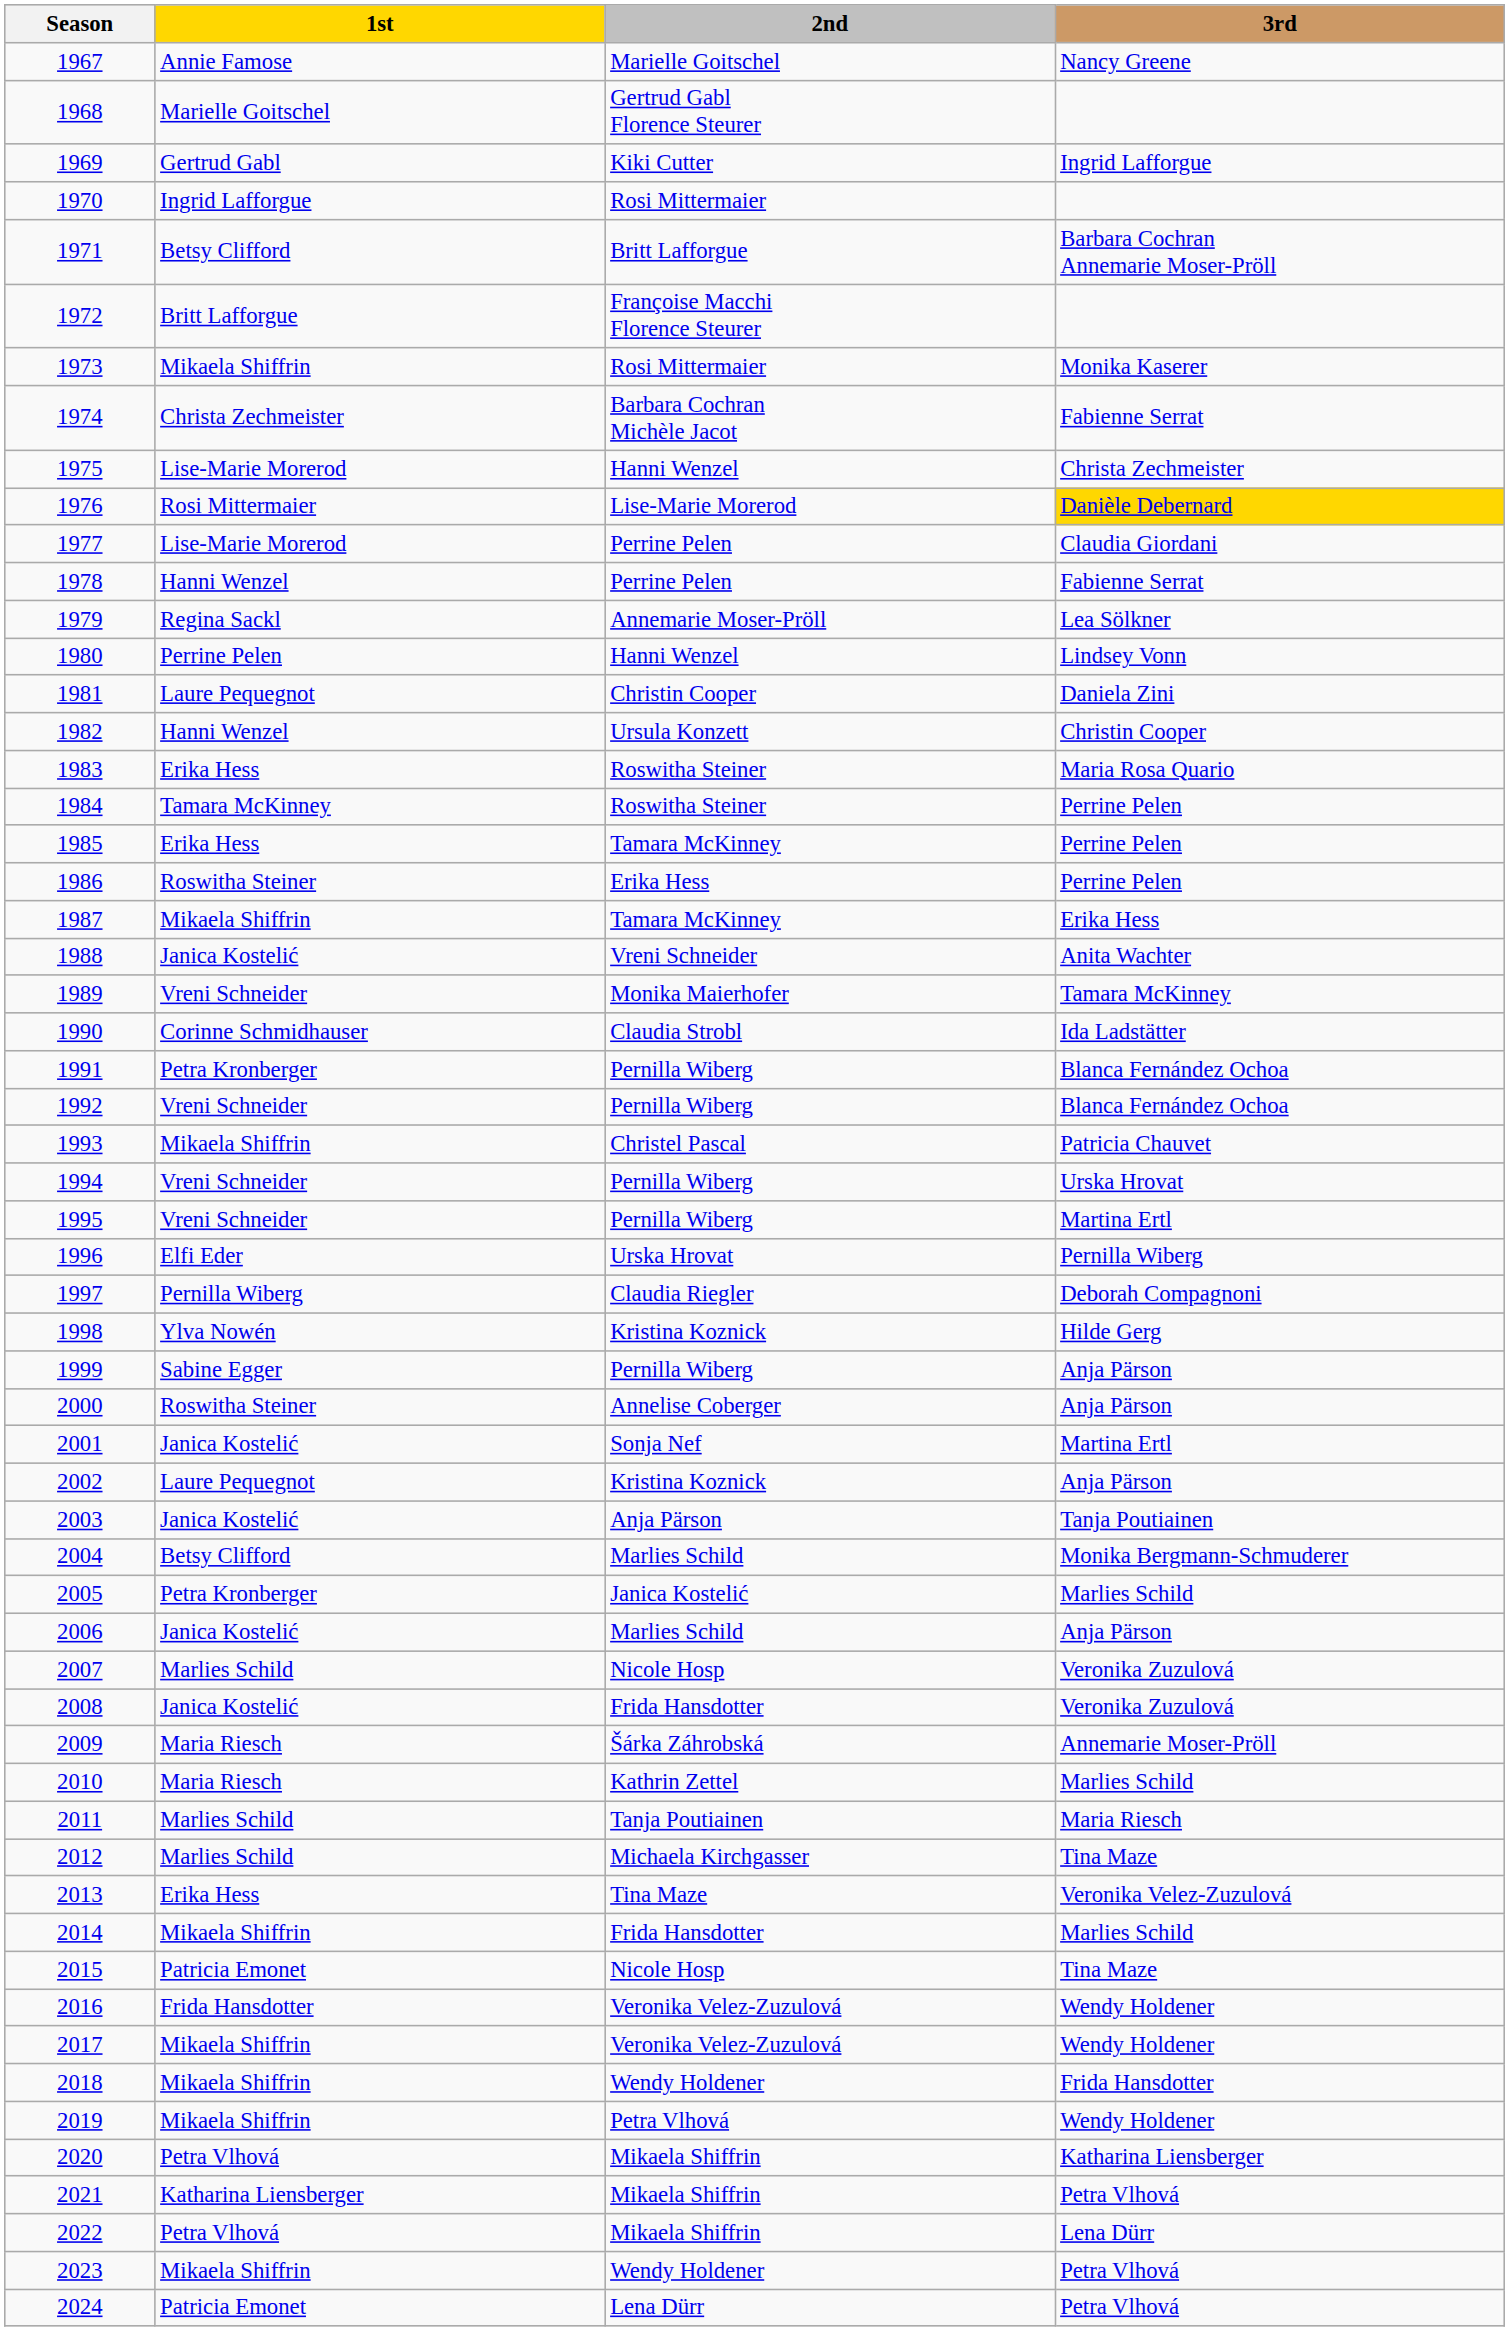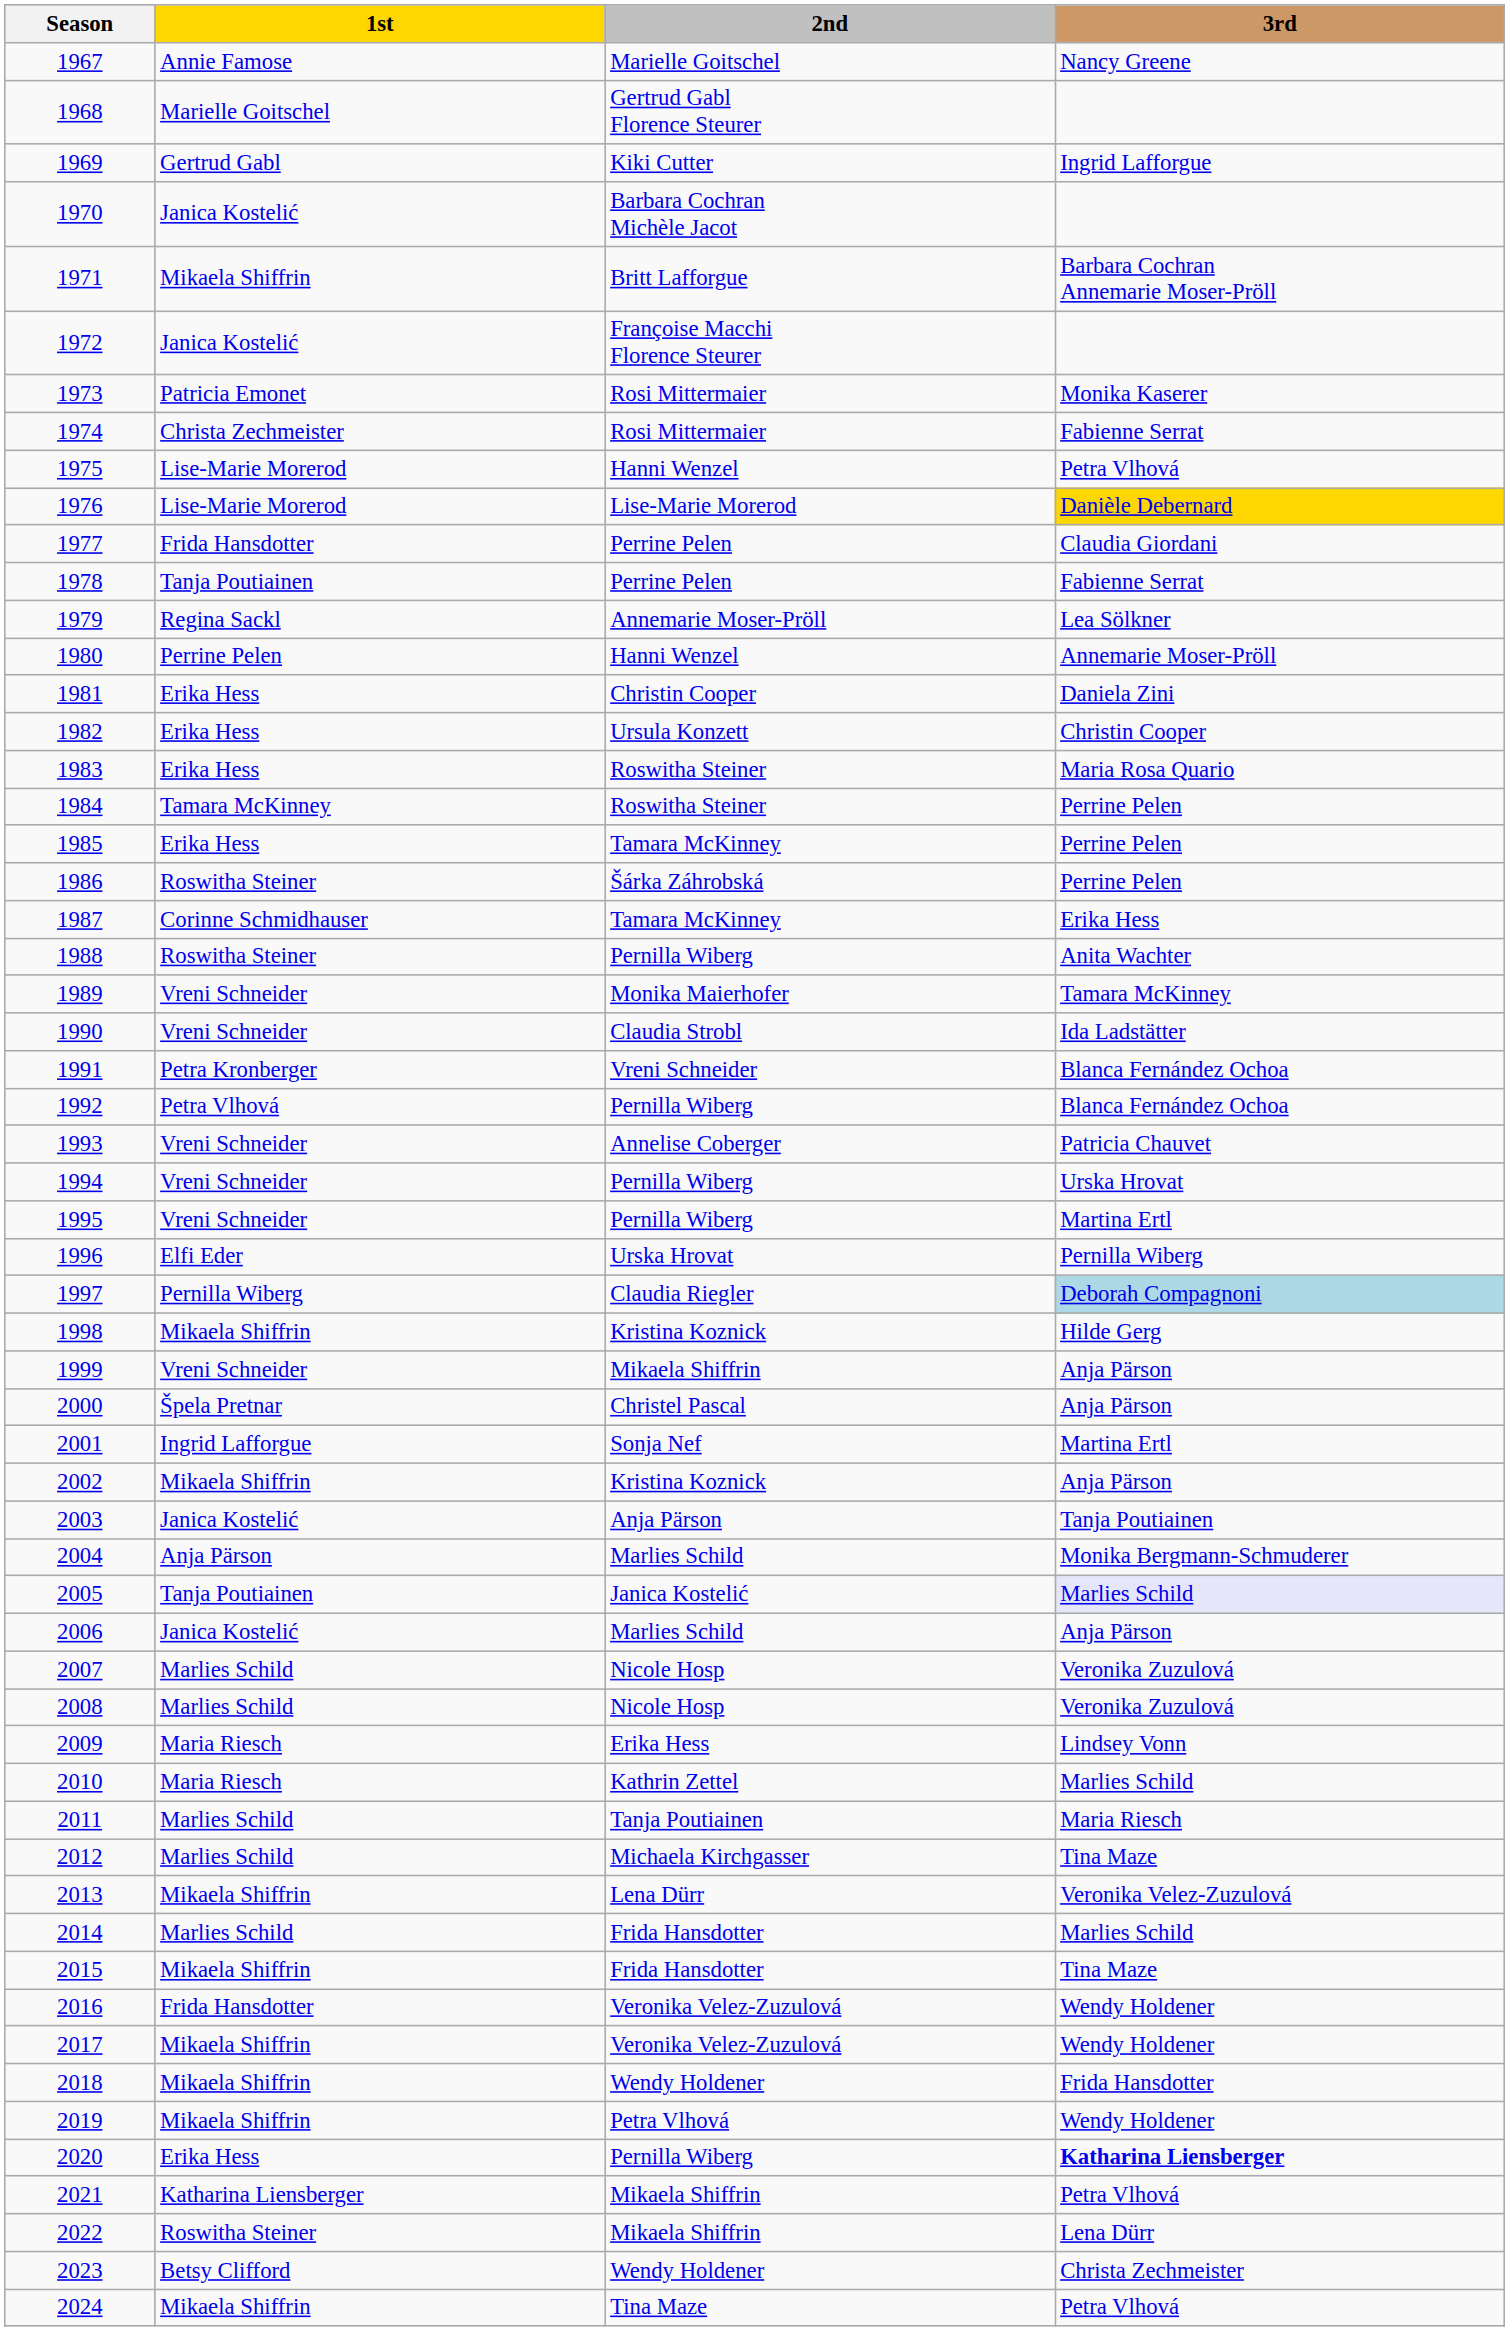(236, 200) Ingrid Lafforgue -> (229, 214) Janica Kostelić
(688, 200) Rosi Mittermaier -> (687, 214) Barbara Cochran Michèle Jacot
(225, 251) Betsy Clifford -> (235, 278) Mikaela Shiffrin
(229, 315) Britt Lafforgue -> (229, 342) Janica Kostelić
(235, 366) Mikaela Shiffrin -> (233, 393) Patricia Emonet
(687, 417) Barbara Cochran Michèle Jacot -> (688, 431) Rosi Mittermaier
(1152, 468) Christa Zechmeister -> (1120, 468) Petra Vlhová
(238, 506) Rosi Mittermaier -> (253, 506) Lise-Marie Morerod
(253, 543) Lise-Marie Morerod -> (237, 543) Frida Hansdotter
(224, 581) Hanni Wenzel -> (237, 581) Tanja Poutiainen
(1123, 656) Lindsey Vonn -> (1168, 656) Annemarie Moser-Pröll
(237, 693) Laure Pequegnot -> (210, 693) Erika Hess
(224, 731) Hanni Wenzel -> (210, 731) Erika Hess
(660, 881) Erika Hess -> (687, 881) Šárka Záhrobská
(235, 919) Mikaela Shiffrin -> (264, 919) Corinne Schmidhauser
(229, 956) Janica Kostelić -> (238, 956) Roswitha Steiner
(684, 956) Vreni Schneider -> (682, 956) Pernilla Wiberg
(264, 1031) Corinne Schmidhauser -> (234, 1031) Vreni Schneider
(682, 1069) Pernilla Wiberg -> (684, 1069) Vreni Schneider
(234, 1106) Vreni Schneider -> (220, 1106) Petra Vlhová
(235, 1144) Mikaela Shiffrin -> (234, 1144) Vreni Schneider
(678, 1144) Christel Pascal -> (695, 1144) Annelise Coberger
(1161, 1294) no background -> (1161, 1294) lightblue background
(218, 1331) Ylva Nowén -> (235, 1331) Mikaela Shiffrin
(221, 1369) Sabine Egger -> (234, 1369) Vreni Schneider
(682, 1369) Pernilla Wiberg -> (685, 1369) Mikaela Shiffrin
(238, 1406) Roswitha Steiner -> (221, 1406) Špela Pretnar
(695, 1406) Annelise Coberger -> (678, 1406) Christel Pascal
(229, 1444) Janica Kostelić -> (236, 1444) Ingrid Lafforgue
(237, 1481) Laure Pequegnot -> (235, 1481) Mikaela Shiffrin
(225, 1557) Betsy Clifford -> (216, 1557) Anja Pärson
(239, 1594) Petra Kronberger -> (237, 1594) Tanja Poutiainen
(1127, 1594) no background -> (1127, 1594) lavender background
(229, 1707) Janica Kostelić -> (227, 1707) Marlies Schild
(687, 1707) Frida Hansdotter -> (667, 1707) Nicole Hosp
(687, 1744) Šárka Záhrobská -> (660, 1744) Erika Hess
(1168, 1744) Annemarie Moser-Pröll -> (1123, 1744) Lindsey Vonn
(210, 1894) Erika Hess -> (235, 1894) Mikaela Shiffrin
(659, 1894) Tina Maze -> (657, 1894) Lena Dürr
(235, 1932) Mikaela Shiffrin -> (227, 1932) Marlies Schild
(233, 1969) Patricia Emonet -> (235, 1969) Mikaela Shiffrin
(667, 1969) Nicole Hosp -> (687, 1969) Frida Hansdotter
(220, 2157) Petra Vlhová -> (210, 2157) Erika Hess
(685, 2157) Mikaela Shiffrin -> (682, 2157) Pernilla Wiberg
(1162, 2157) normal -> (1172, 2157) bold
(220, 2232) Petra Vlhová -> (238, 2232) Roswitha Steiner
(235, 2270) Mikaela Shiffrin -> (225, 2270) Betsy Clifford
(1120, 2270) Petra Vlhová -> (1152, 2270) Christa Zechmeister
(233, 2307) Patricia Emonet -> (235, 2307) Mikaela Shiffrin
(657, 2307) Lena Dürr -> (659, 2307) Tina Maze
